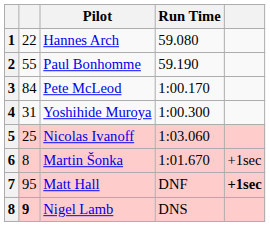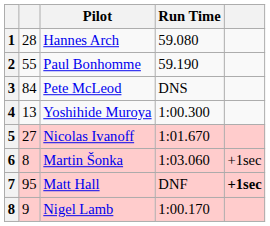(29, 40) 22 -> (29, 40) 28
(184, 88) 1:00.170 -> (173, 88) DNS
(29, 112) 31 -> (29, 112) 13
(29, 137) 25 -> (29, 137) 27
(184, 137) 1:03.060 -> (184, 137) 1:01.670
(184, 161) 1:01.670 -> (184, 161) 1:03.060
(26, 209) bold -> (26, 209) normal
(173, 209) DNS -> (184, 209) 1:00.170
